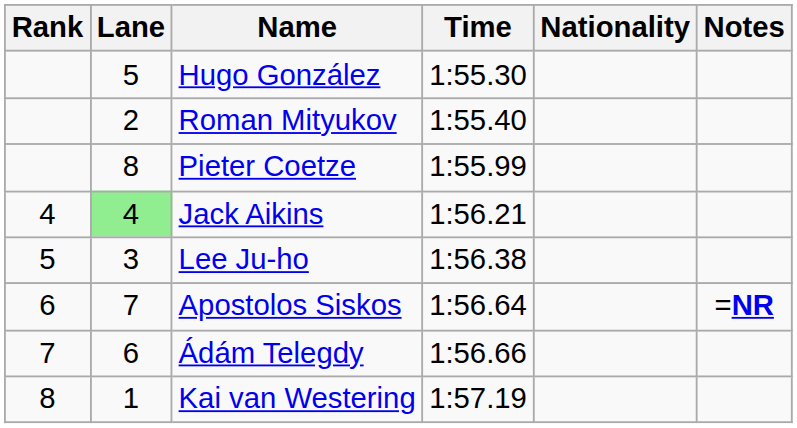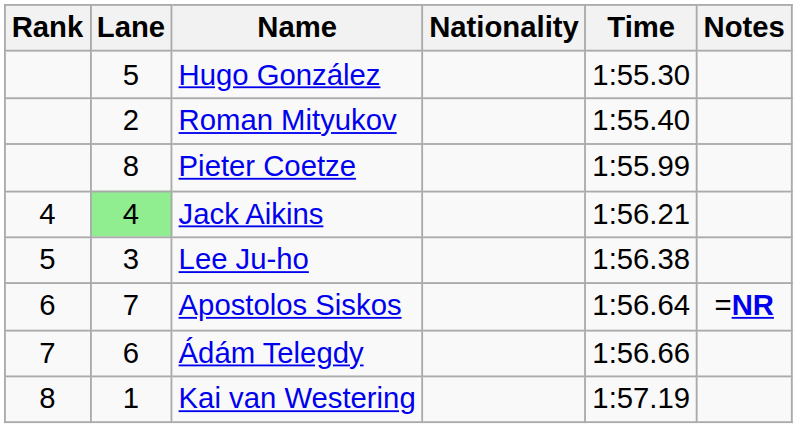columns swapped: (615, 27) <-> (478, 27)
